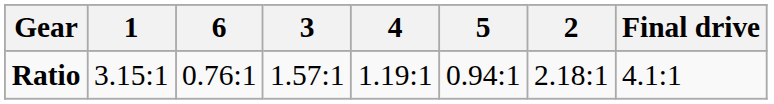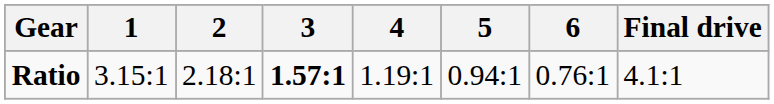columns swapped: (571, 27) <-> (219, 27)
(307, 74) normal -> (308, 74) bold
